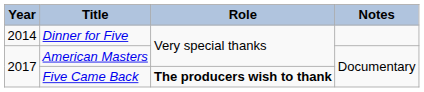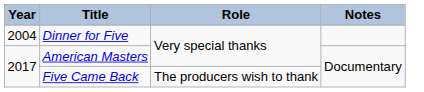(22, 36) 2014 -> (22, 36) 2004
(243, 77) bold -> (236, 77) normal
